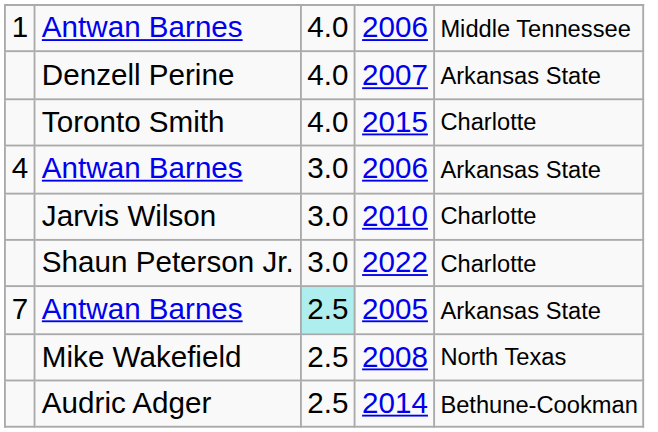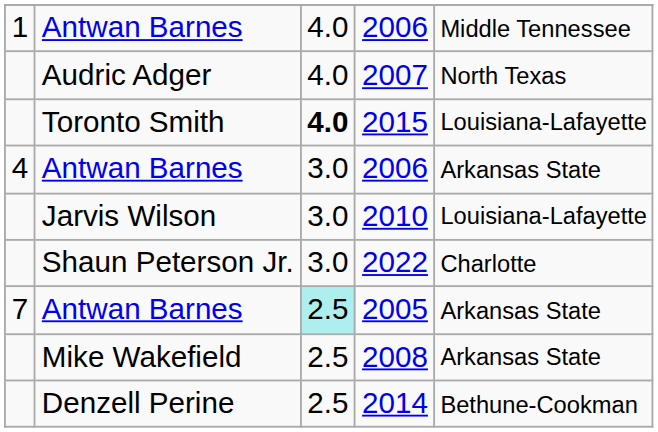(138, 74) Denzell Perine -> (127, 74) Audric Adger
(521, 75) Arkansas State -> (503, 75) North Texas
(328, 121) normal -> (328, 121) bold
(488, 122) Charlotte -> (544, 122) Louisiana-Lafayette
(488, 216) Charlotte -> (544, 216) Louisiana-Lafayette
(503, 357) North Texas -> (521, 357) Arkansas State
(127, 403) Audric Adger -> (138, 403) Denzell Perine
